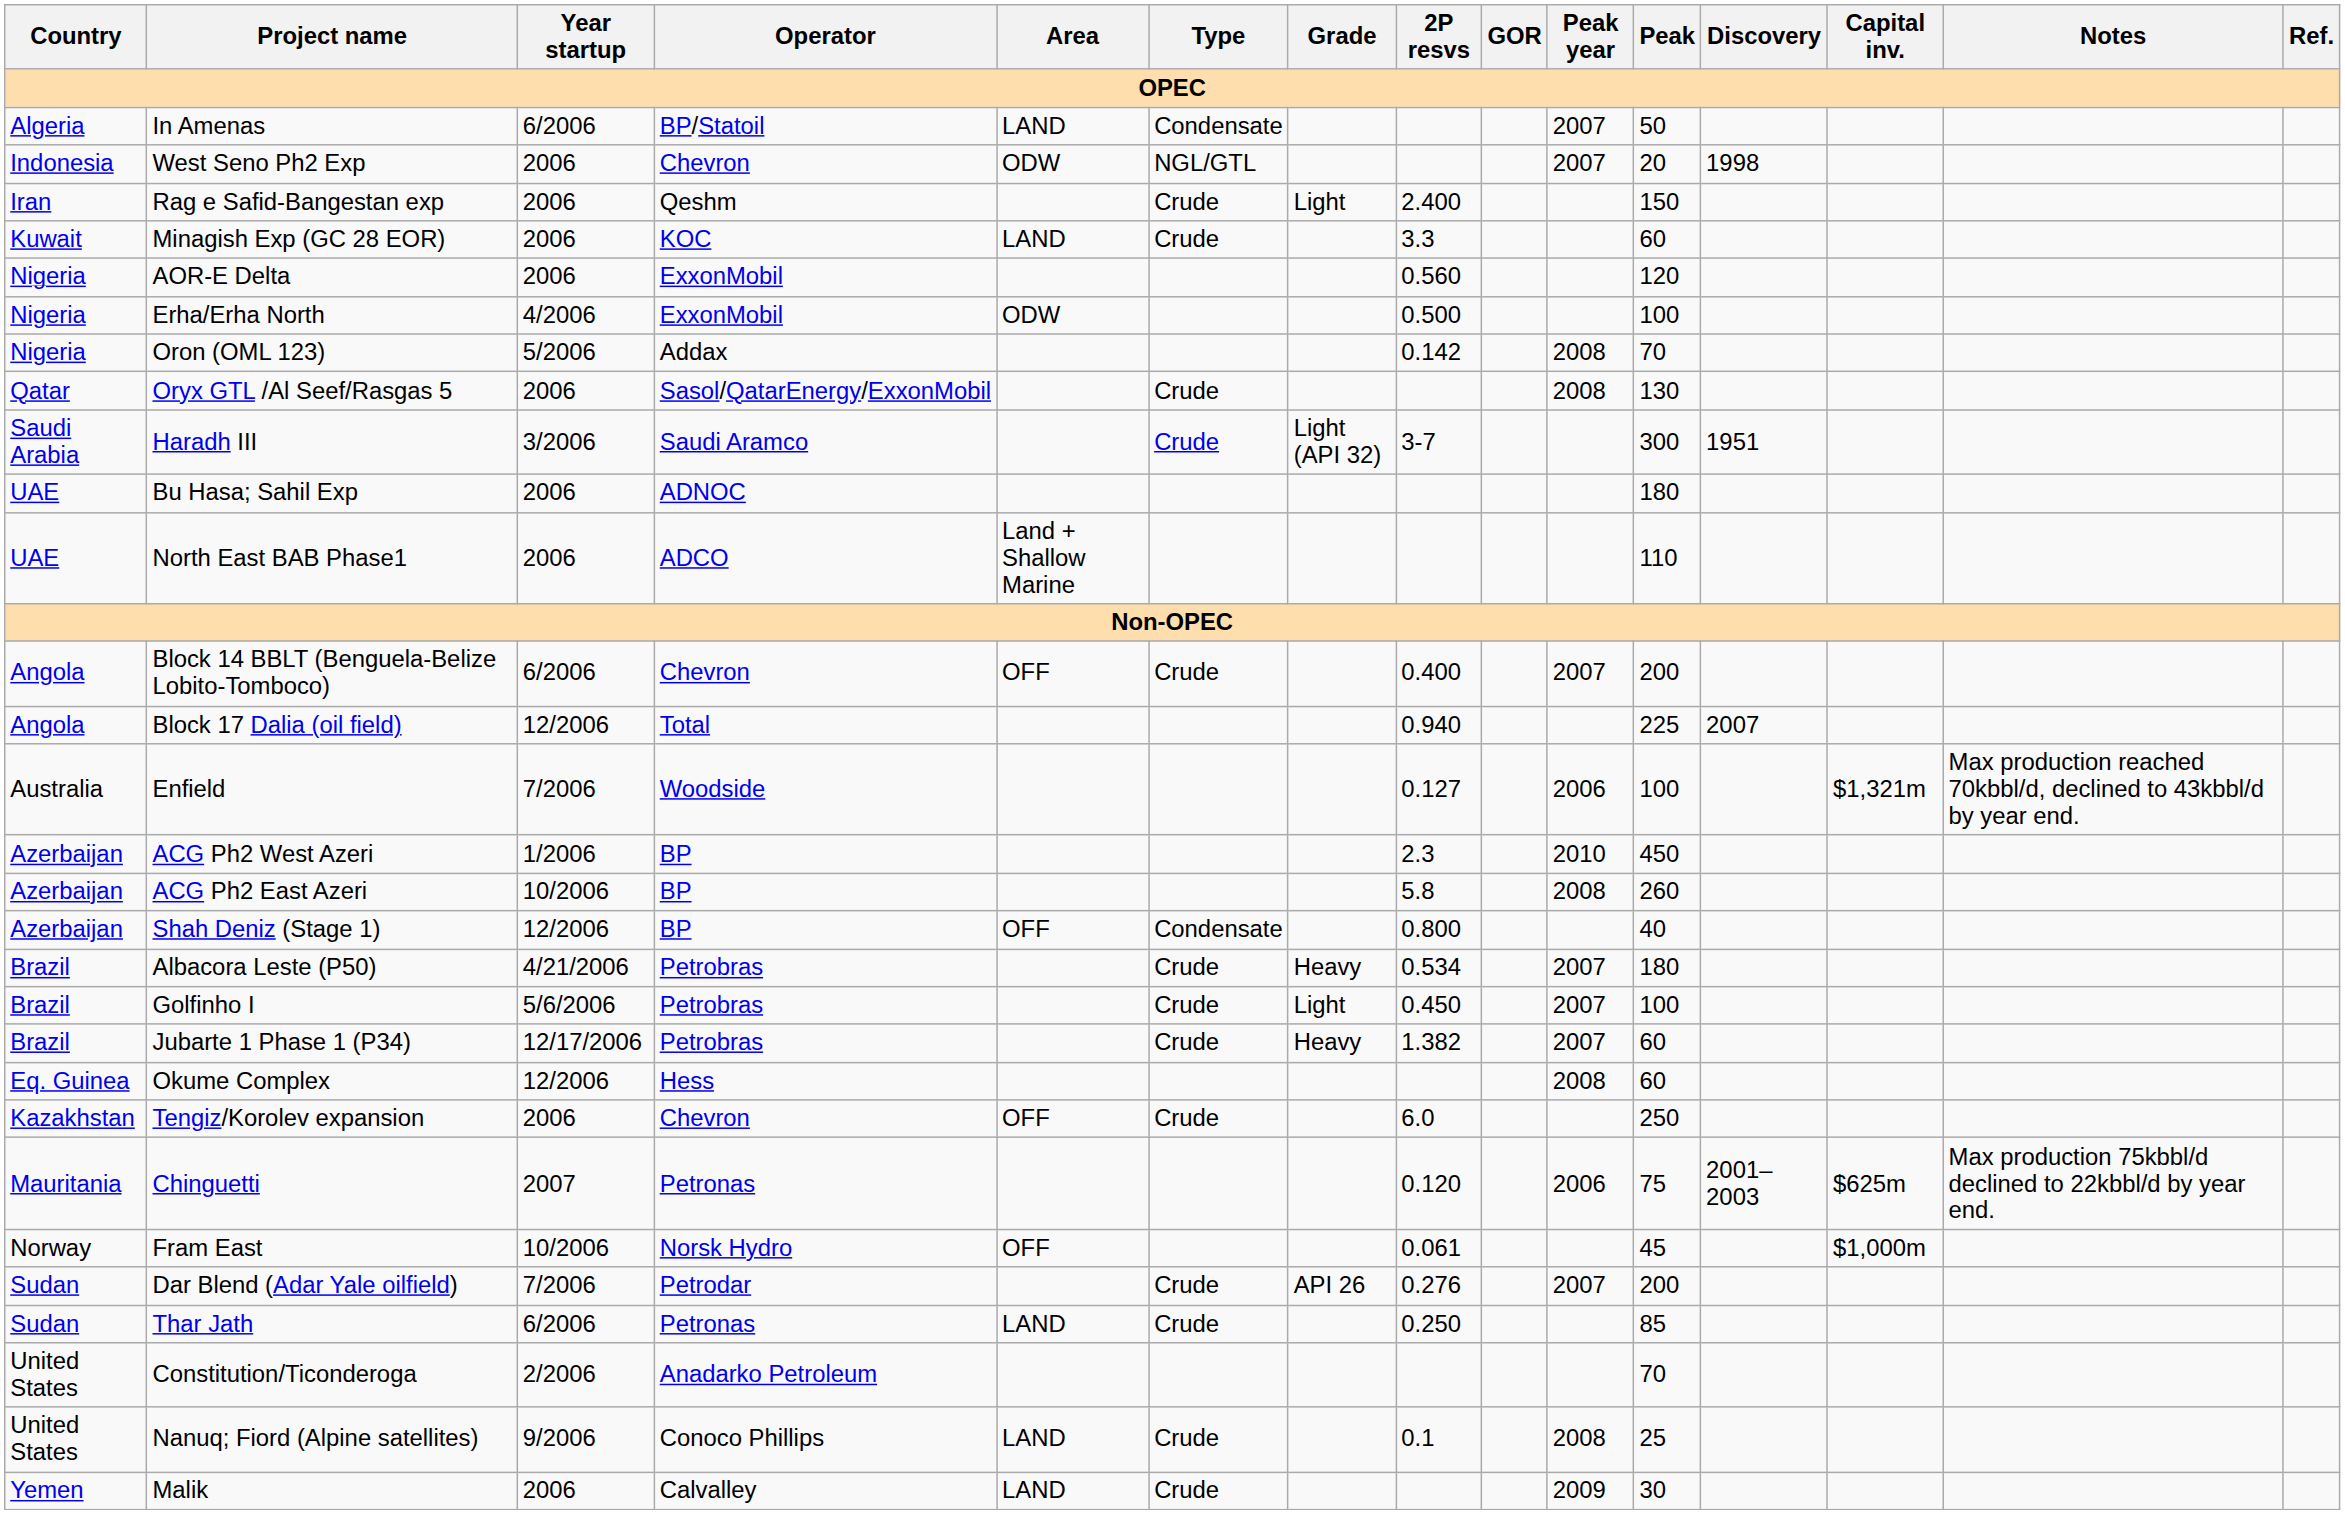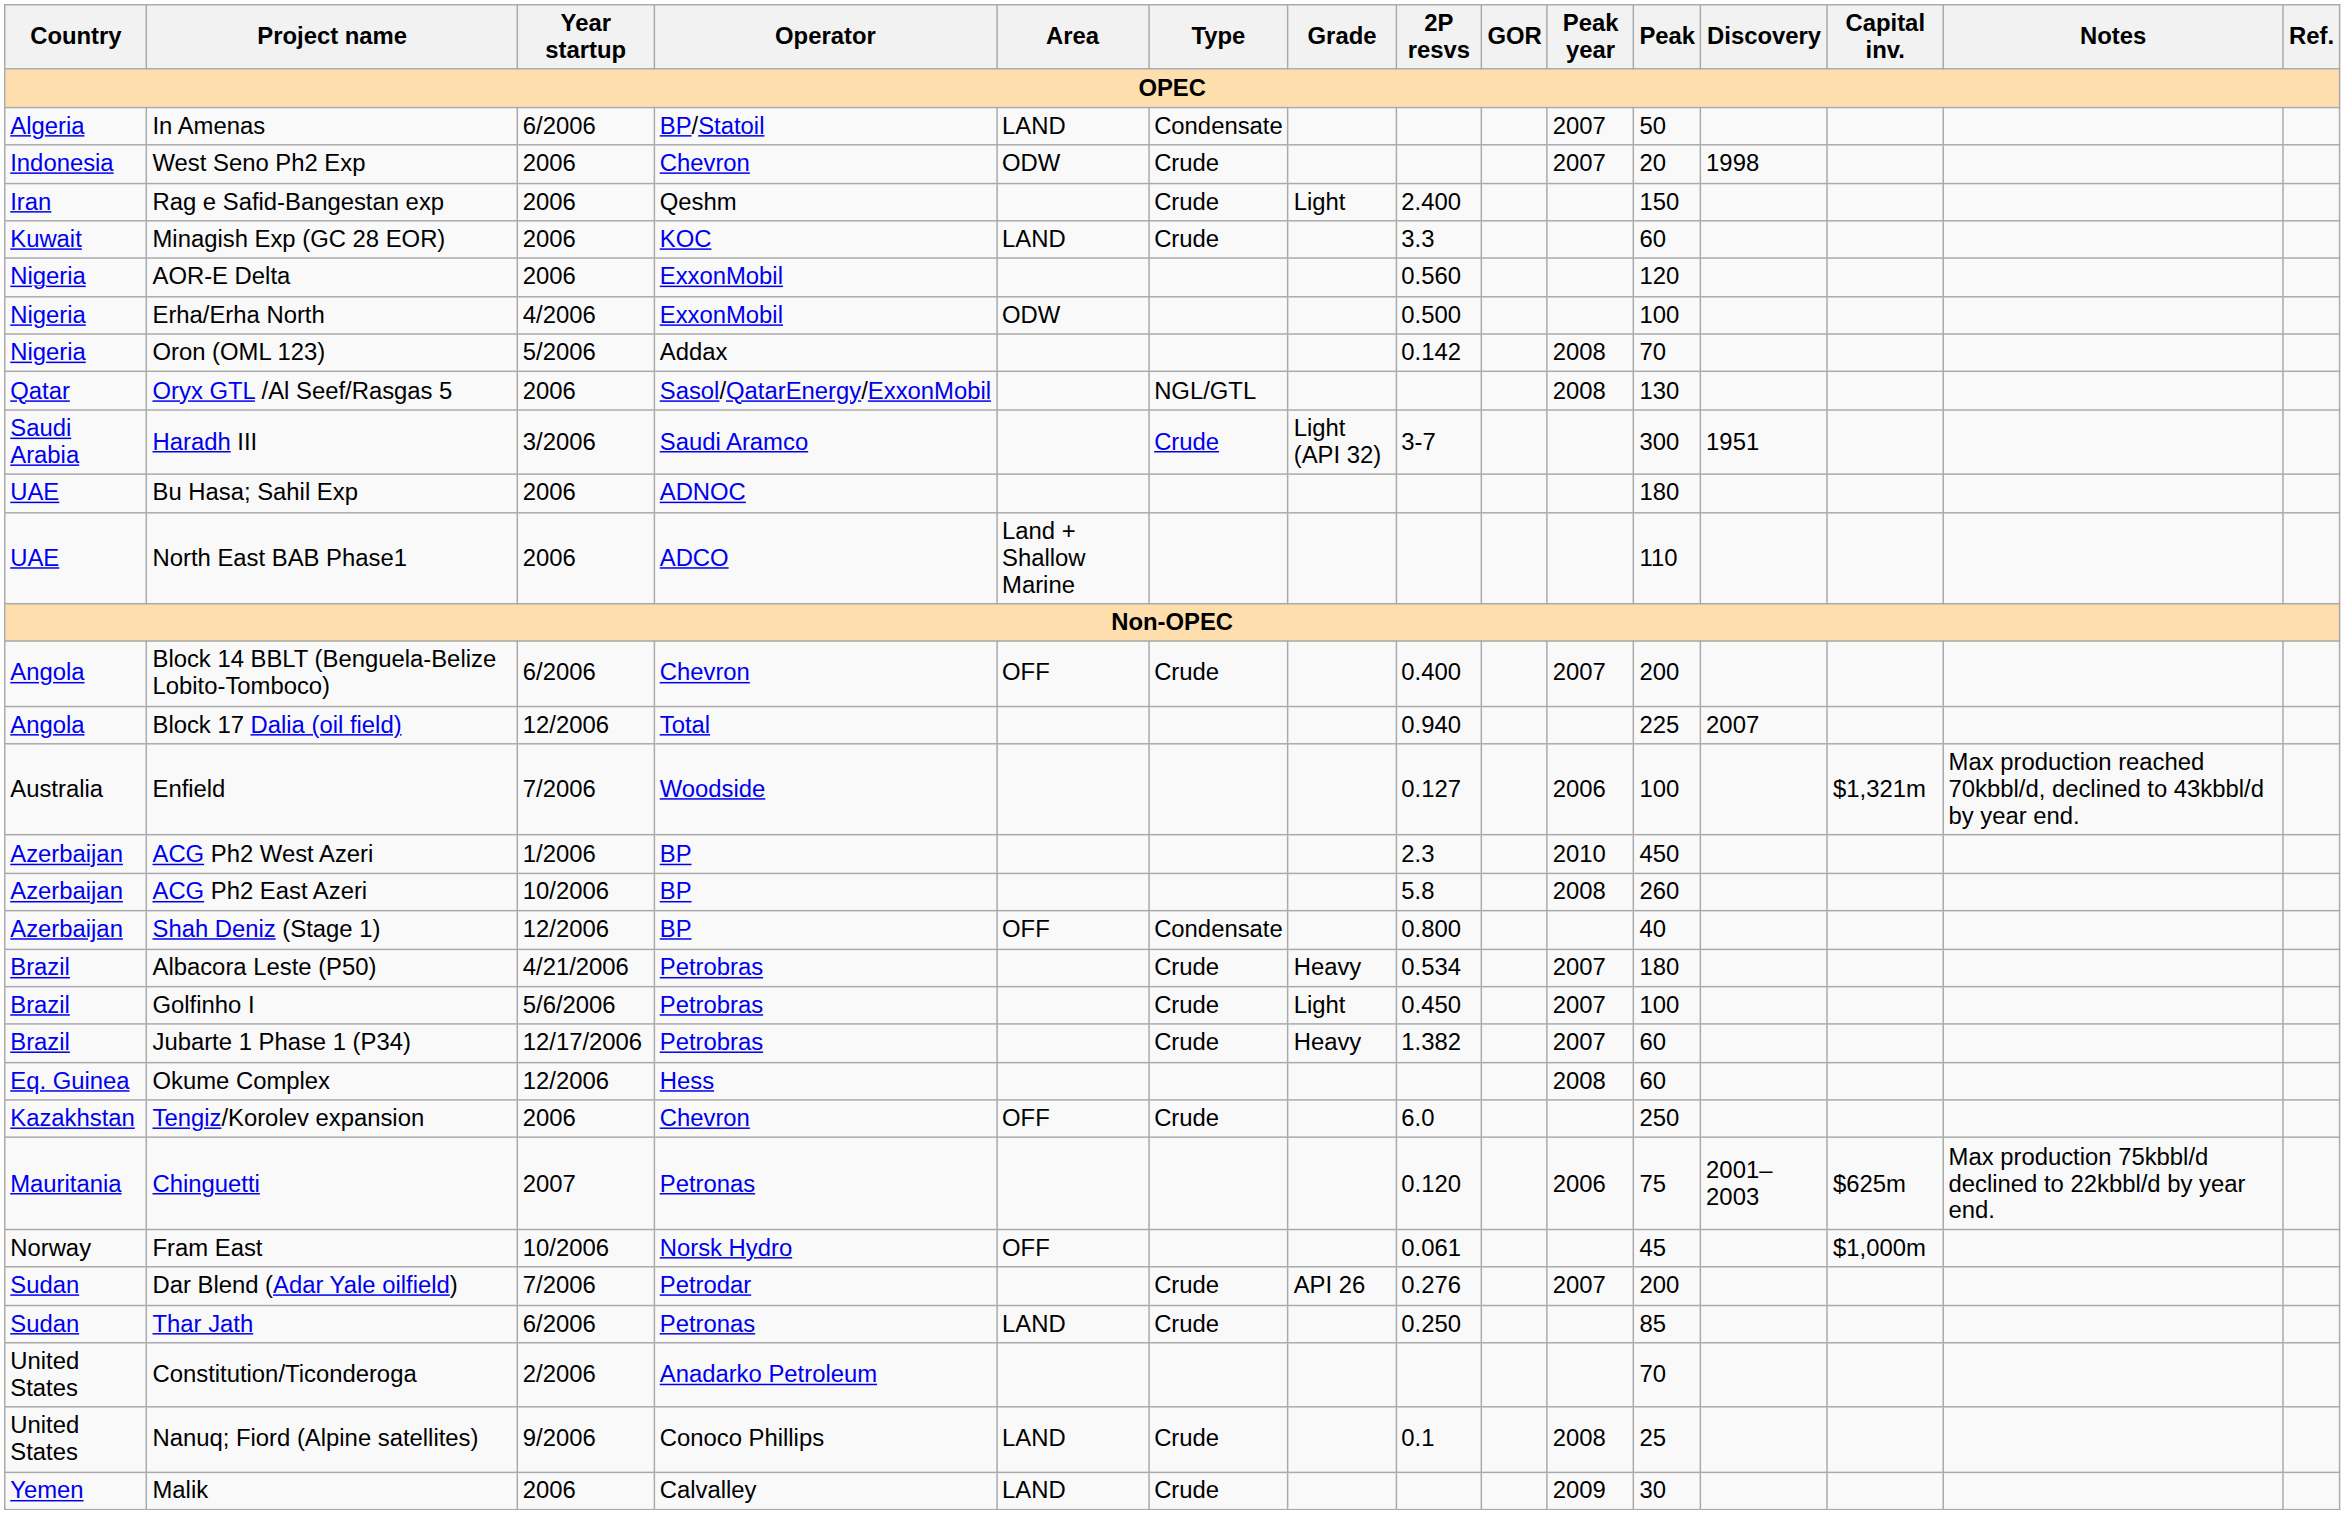(1205, 163) NGL/GTL -> (1187, 163) Crude
(1187, 390) Crude -> (1205, 390) NGL/GTL
